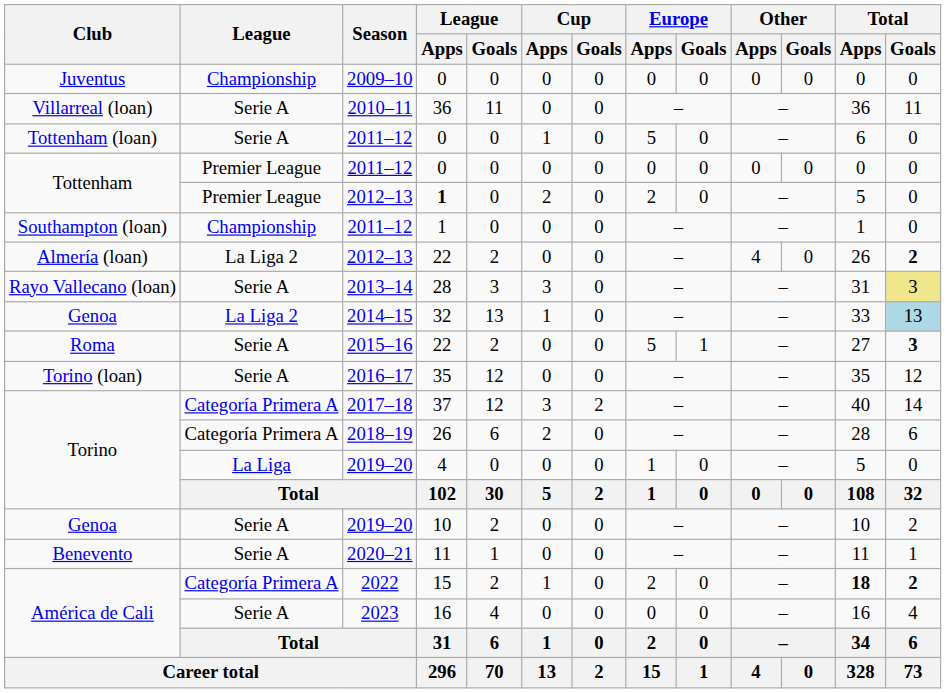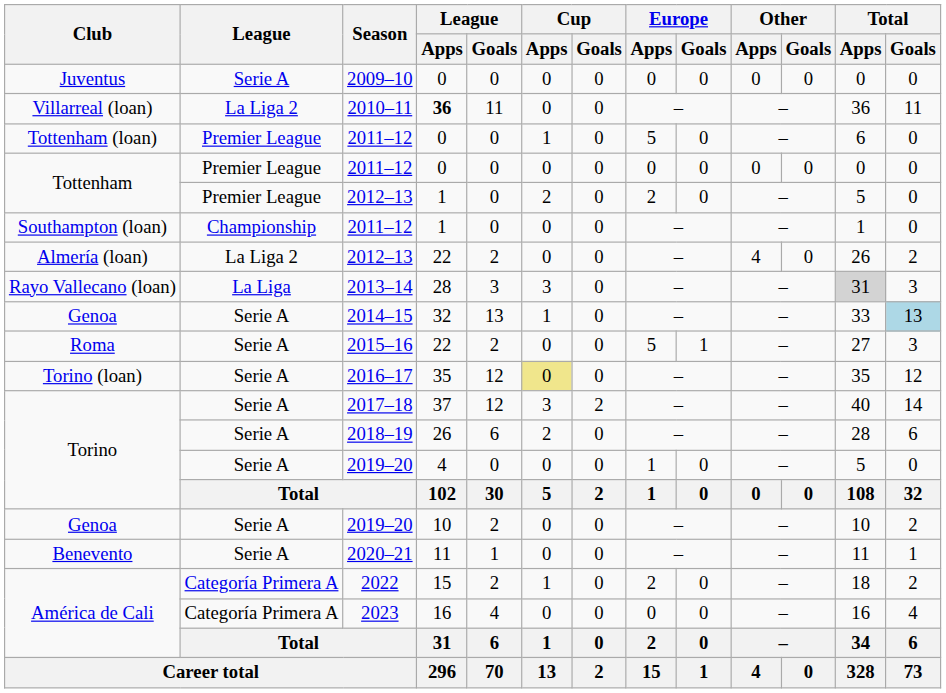(261, 78) Championship -> (262, 78) Serie A
(262, 108) Serie A -> (262, 108) La Liga 2
(442, 108) normal -> (442, 108) bold
(262, 138) Serie A -> (262, 138) Premier League
(442, 197) bold -> (442, 197) normal
(913, 256) bold -> (913, 256) normal
(262, 286) Serie A -> (262, 286) La Liga
(861, 286) no background -> (861, 286) lightgrey background
(913, 286) khaki background -> (913, 286) no background
(262, 316) La Liga 2 -> (262, 316) Serie A
(913, 345) bold -> (913, 345) normal
(547, 375) no background -> (547, 375) khaki background
(262, 405) Categoría Primera A -> (262, 405) Serie A
(262, 434) Categoría Primera A -> (262, 434) Serie A
(262, 464) La Liga -> (262, 464) Serie A
(861, 583) bold -> (861, 583) normal
(913, 583) bold -> (913, 583) normal
(262, 613) Serie A -> (262, 613) Categoría Primera A
